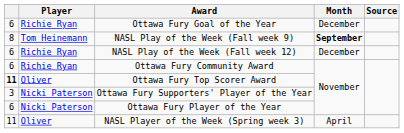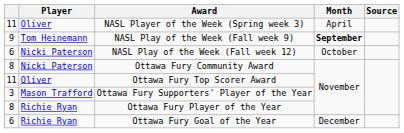rows swapped: (204, 122) <-> (204, 25)
(12, 39) 8 -> (12, 39) 9
(49, 53) Richie Ryan -> (57, 53) Nicki Paterson
(339, 53) December -> (339, 53) October
(12, 67) 6 -> (12, 67) 8
(49, 67) Richie Ryan -> (57, 67) Nicki Paterson
(12, 80) bold -> (12, 80) normal
(57, 94) Nicki Paterson -> (57, 94) Mason Trafford
(12, 108) 6 -> (12, 108) 8
(57, 108) Nicki Paterson -> (49, 108) Richie Ryan
